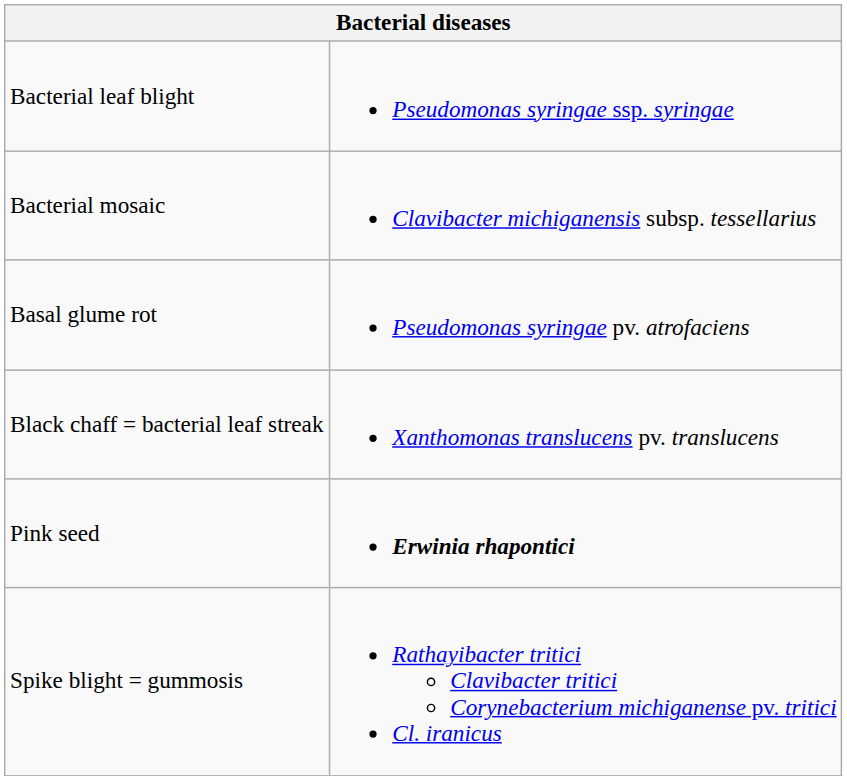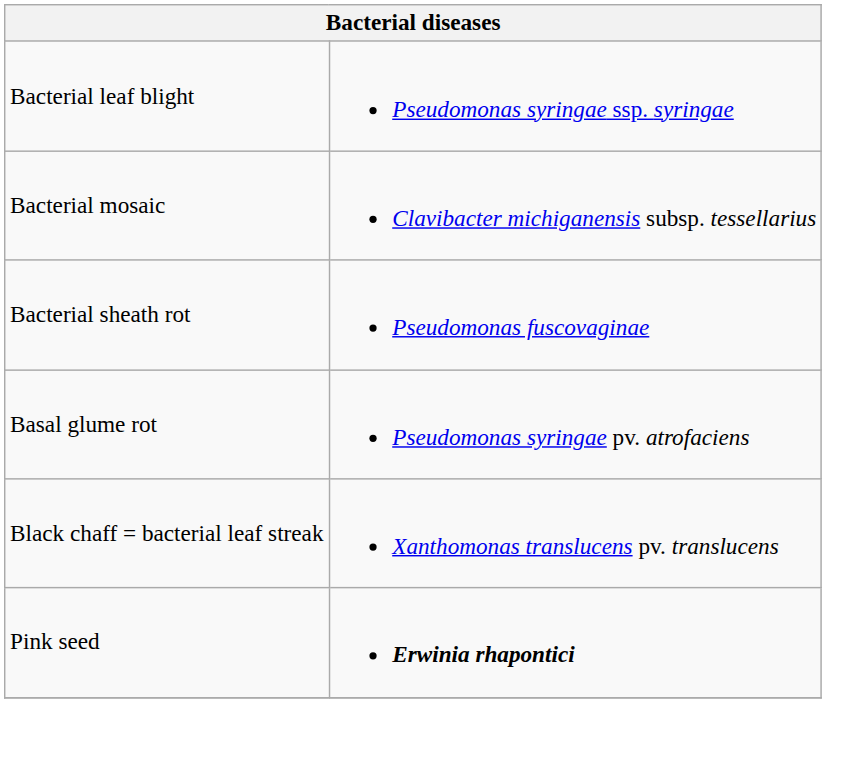+ row: (100, 314)
- row: (127, 681)
